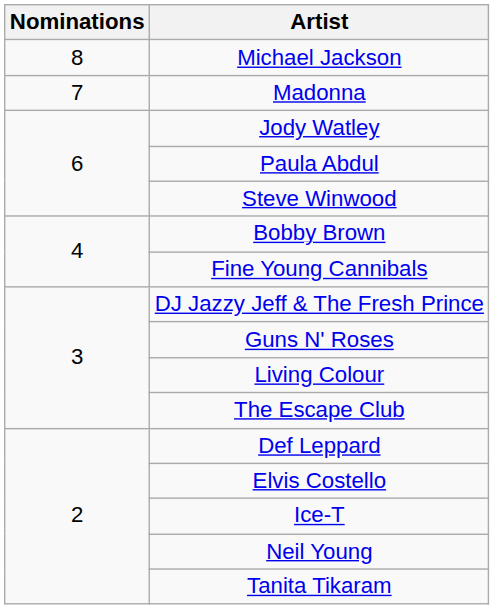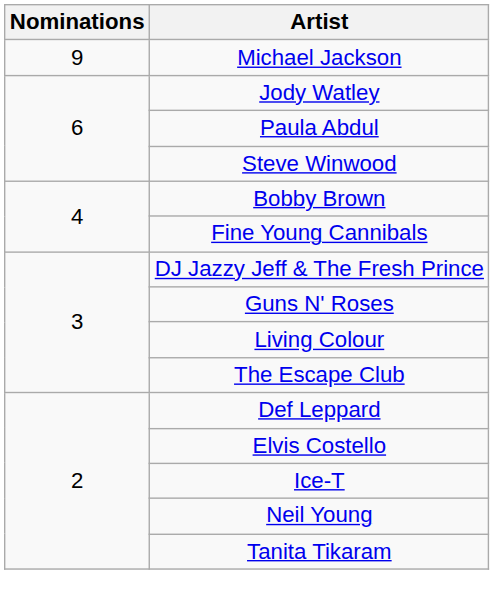(77, 57) 8 -> (77, 57) 9
- row: (319, 92)
